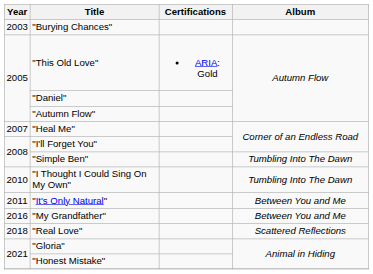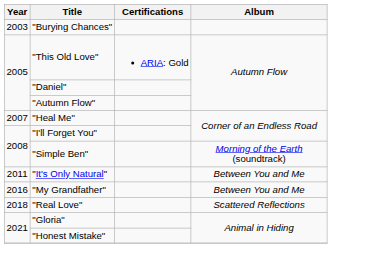(300, 159) Tumbling Into The Dawn -> (259, 154) Morning of the Earth (soundtrack)
- row: (89, 180)
